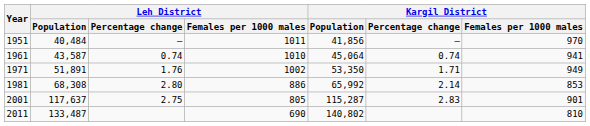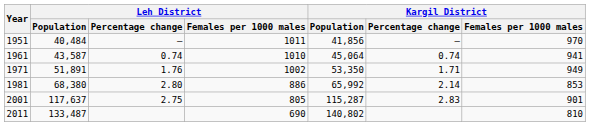(70, 85) 68,308 -> (70, 85) 68,380
